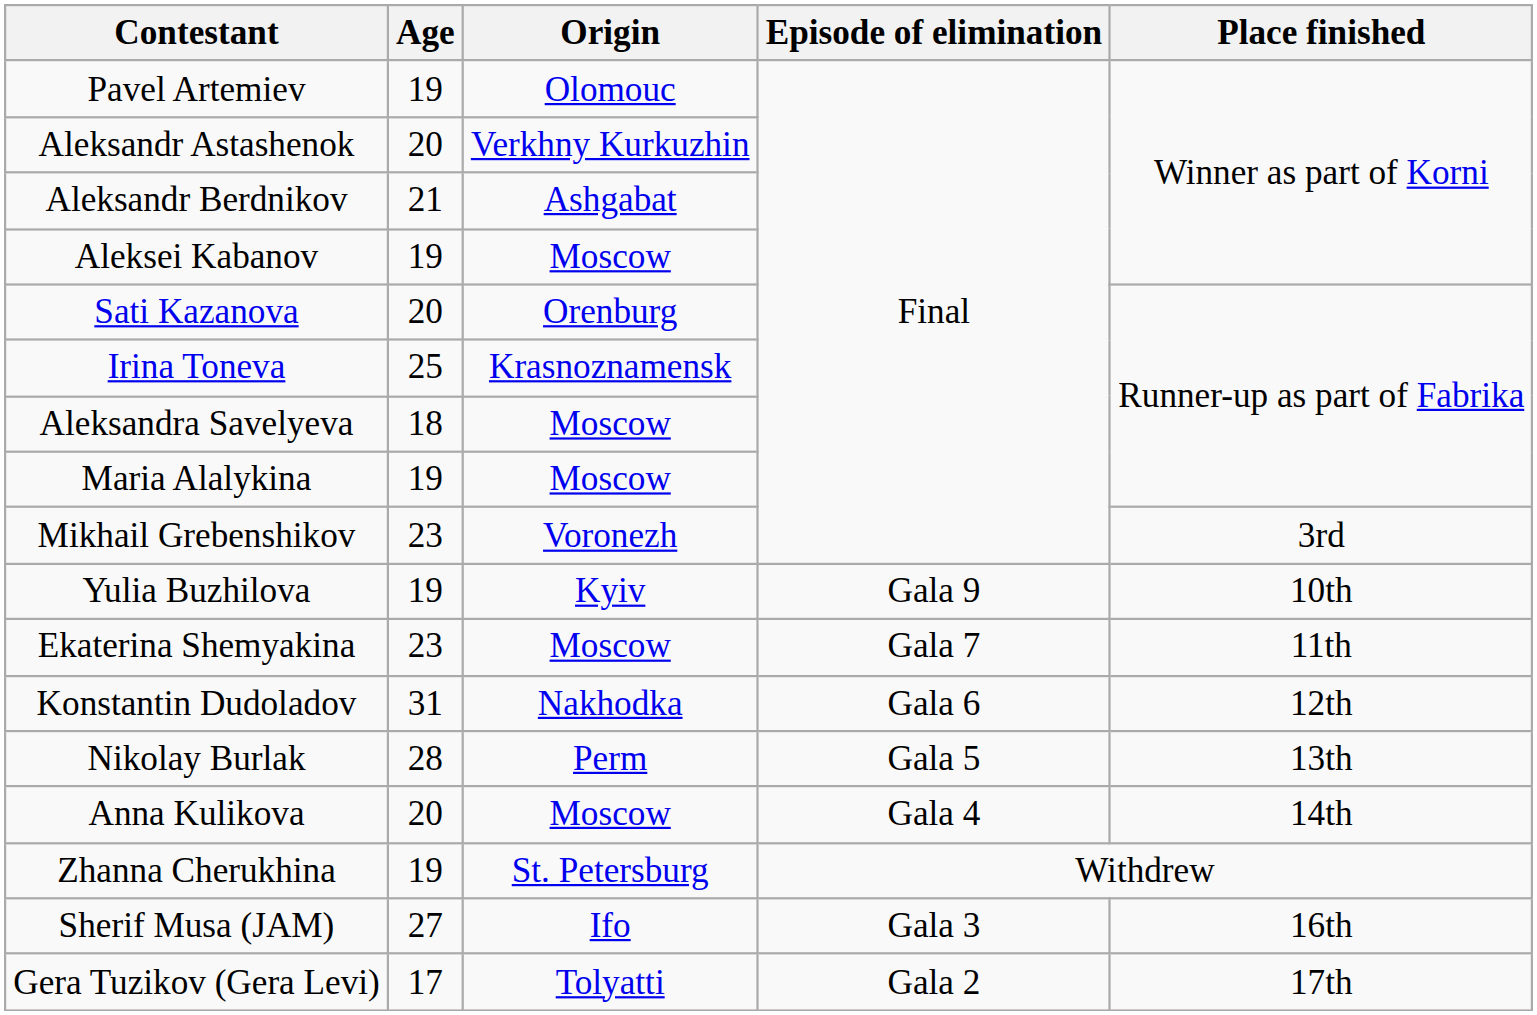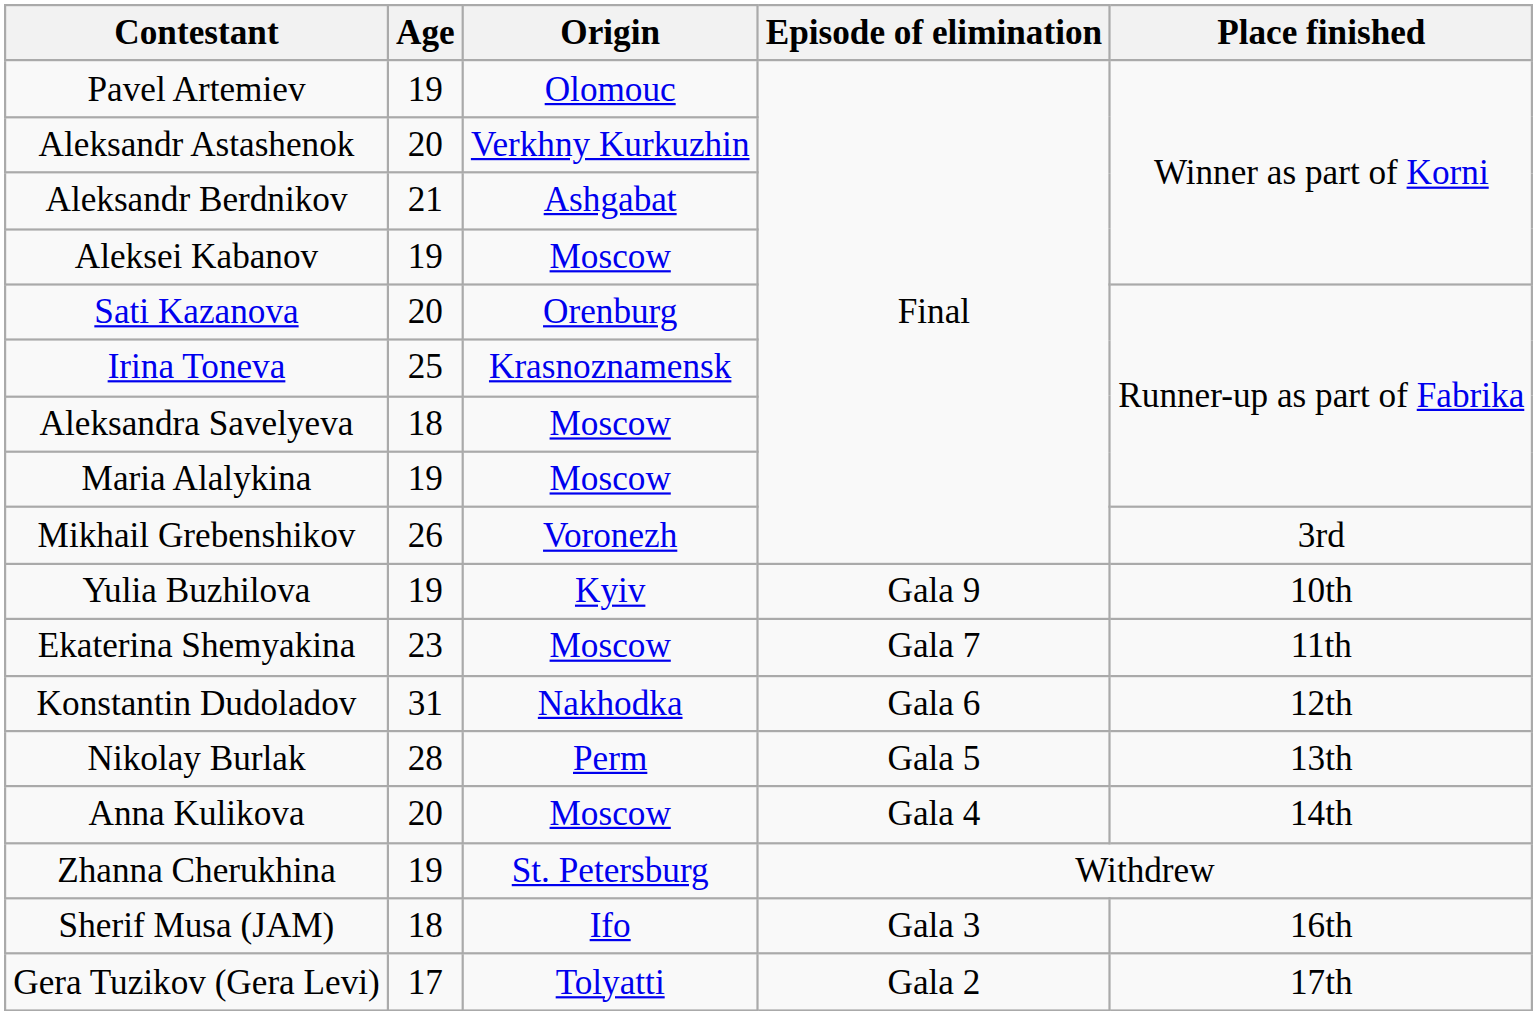(425, 534) 23 -> (425, 534) 26
(425, 925) 27 -> (425, 925) 18
